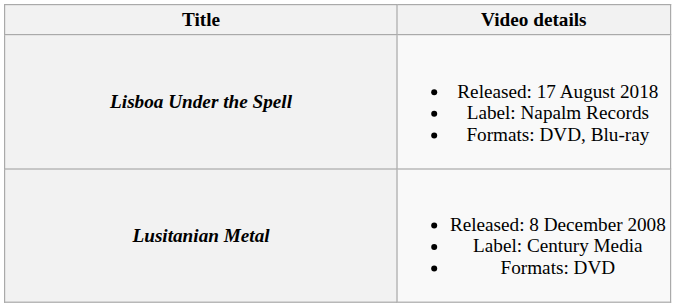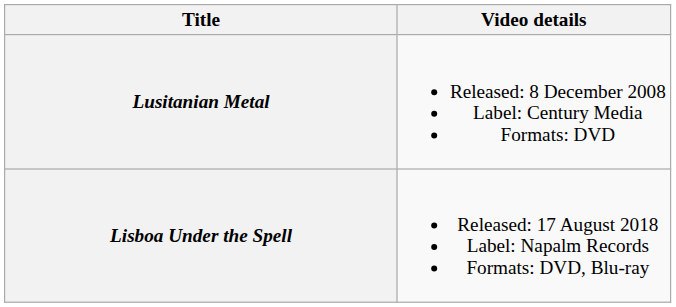rows swapped: (201, 235) <-> (201, 101)
